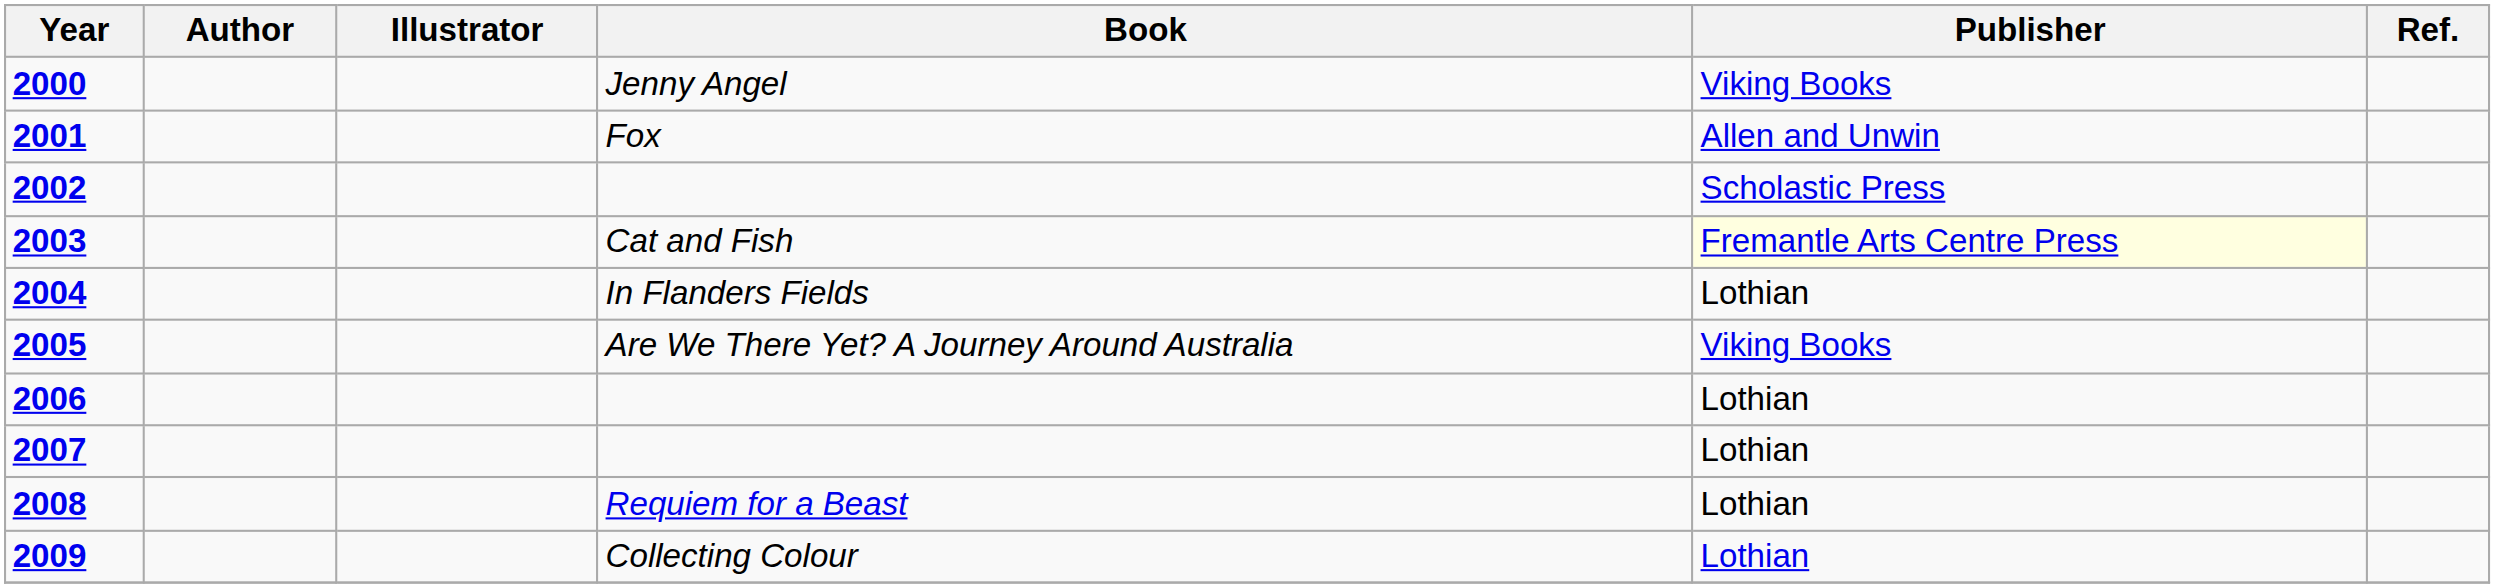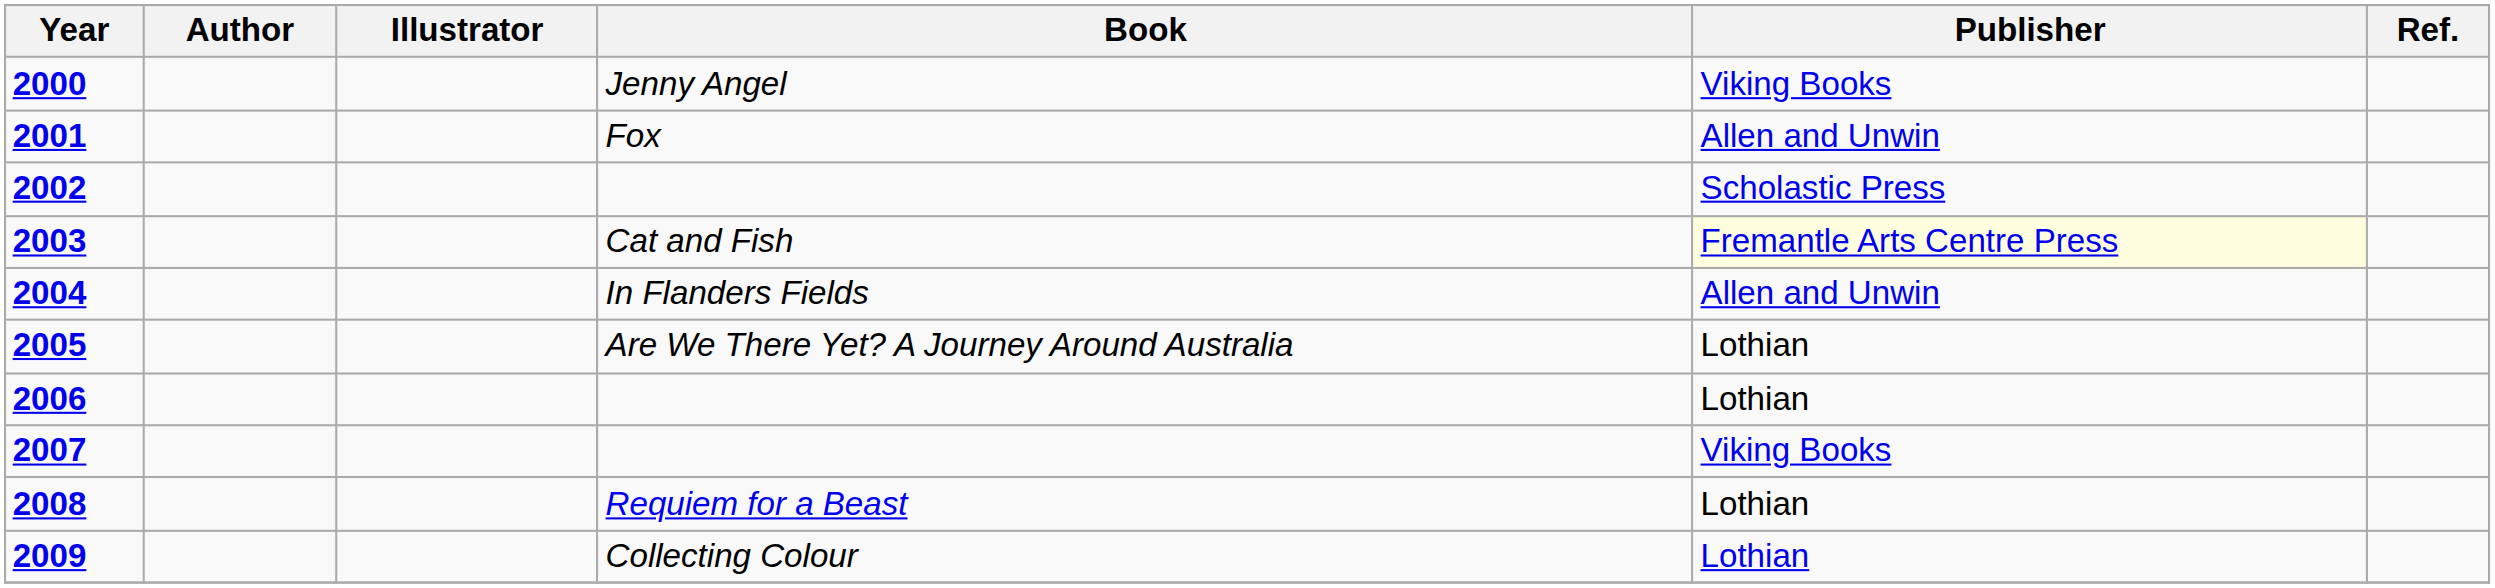(1755, 293) Lothian -> (1820, 293) Allen and Unwin
(1796, 345) Viking Books -> (1755, 345) Lothian
(1755, 450) Lothian -> (1796, 450) Viking Books
